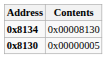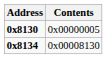rows swapped: (22, 45) <-> (22, 29)
